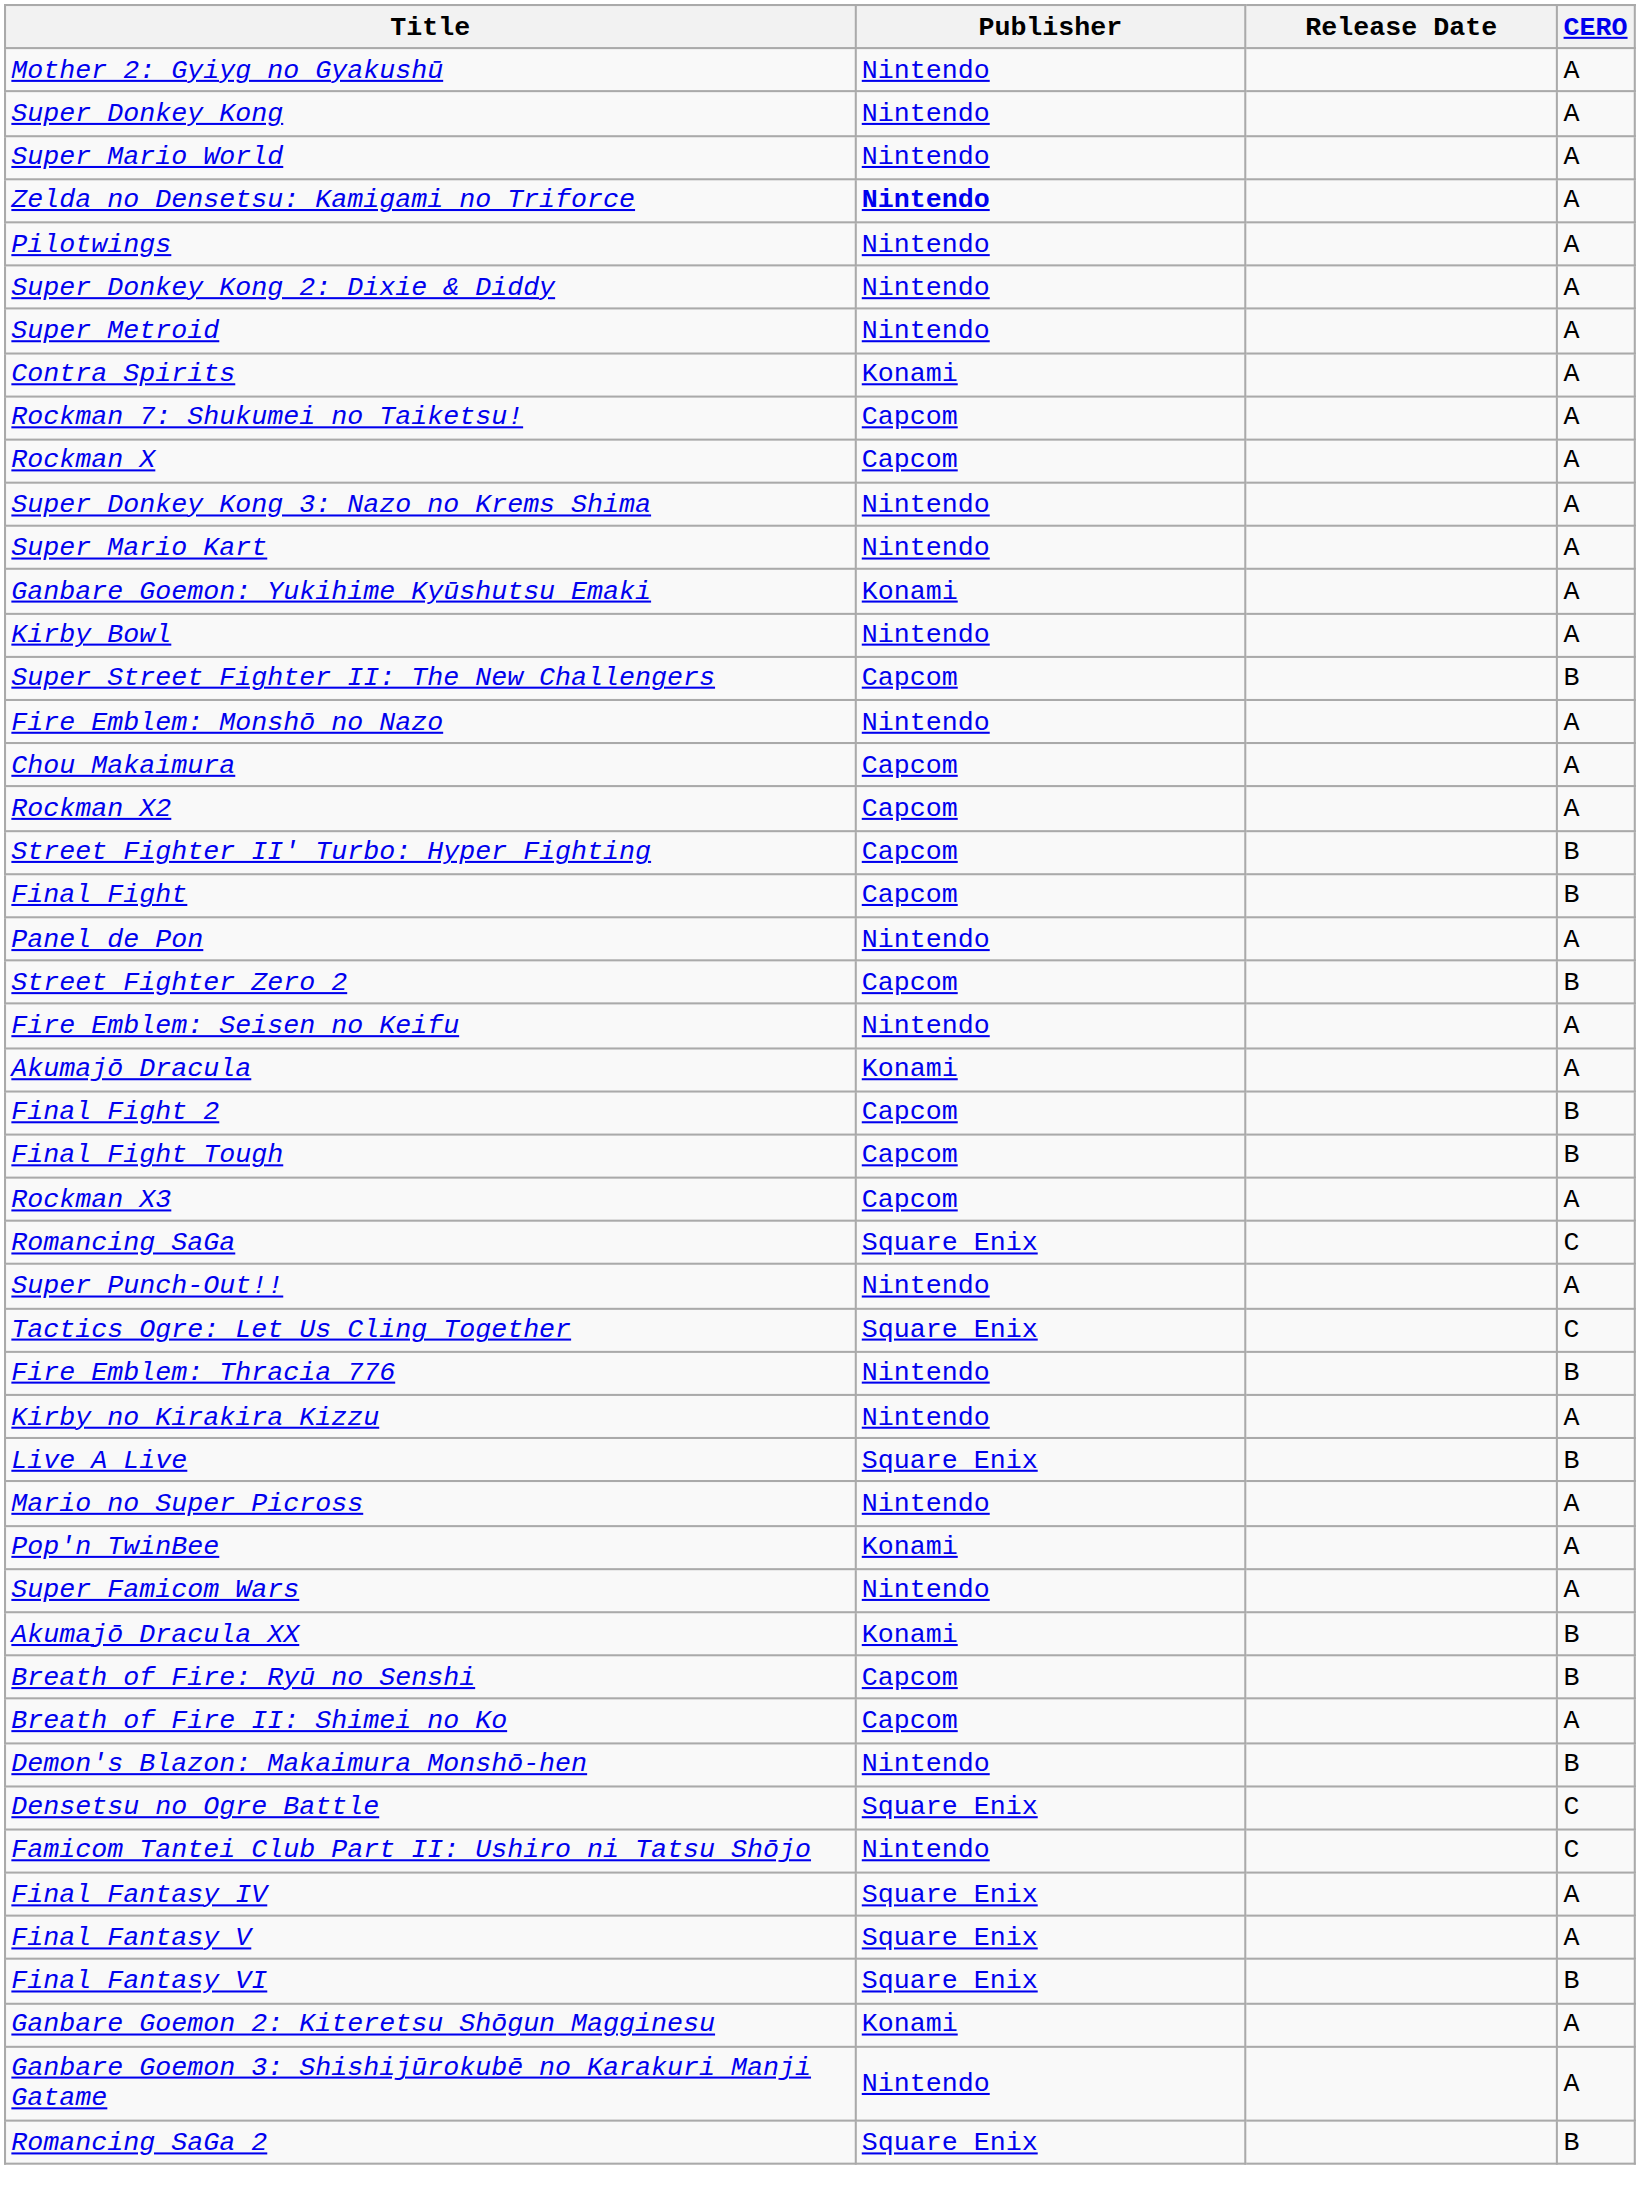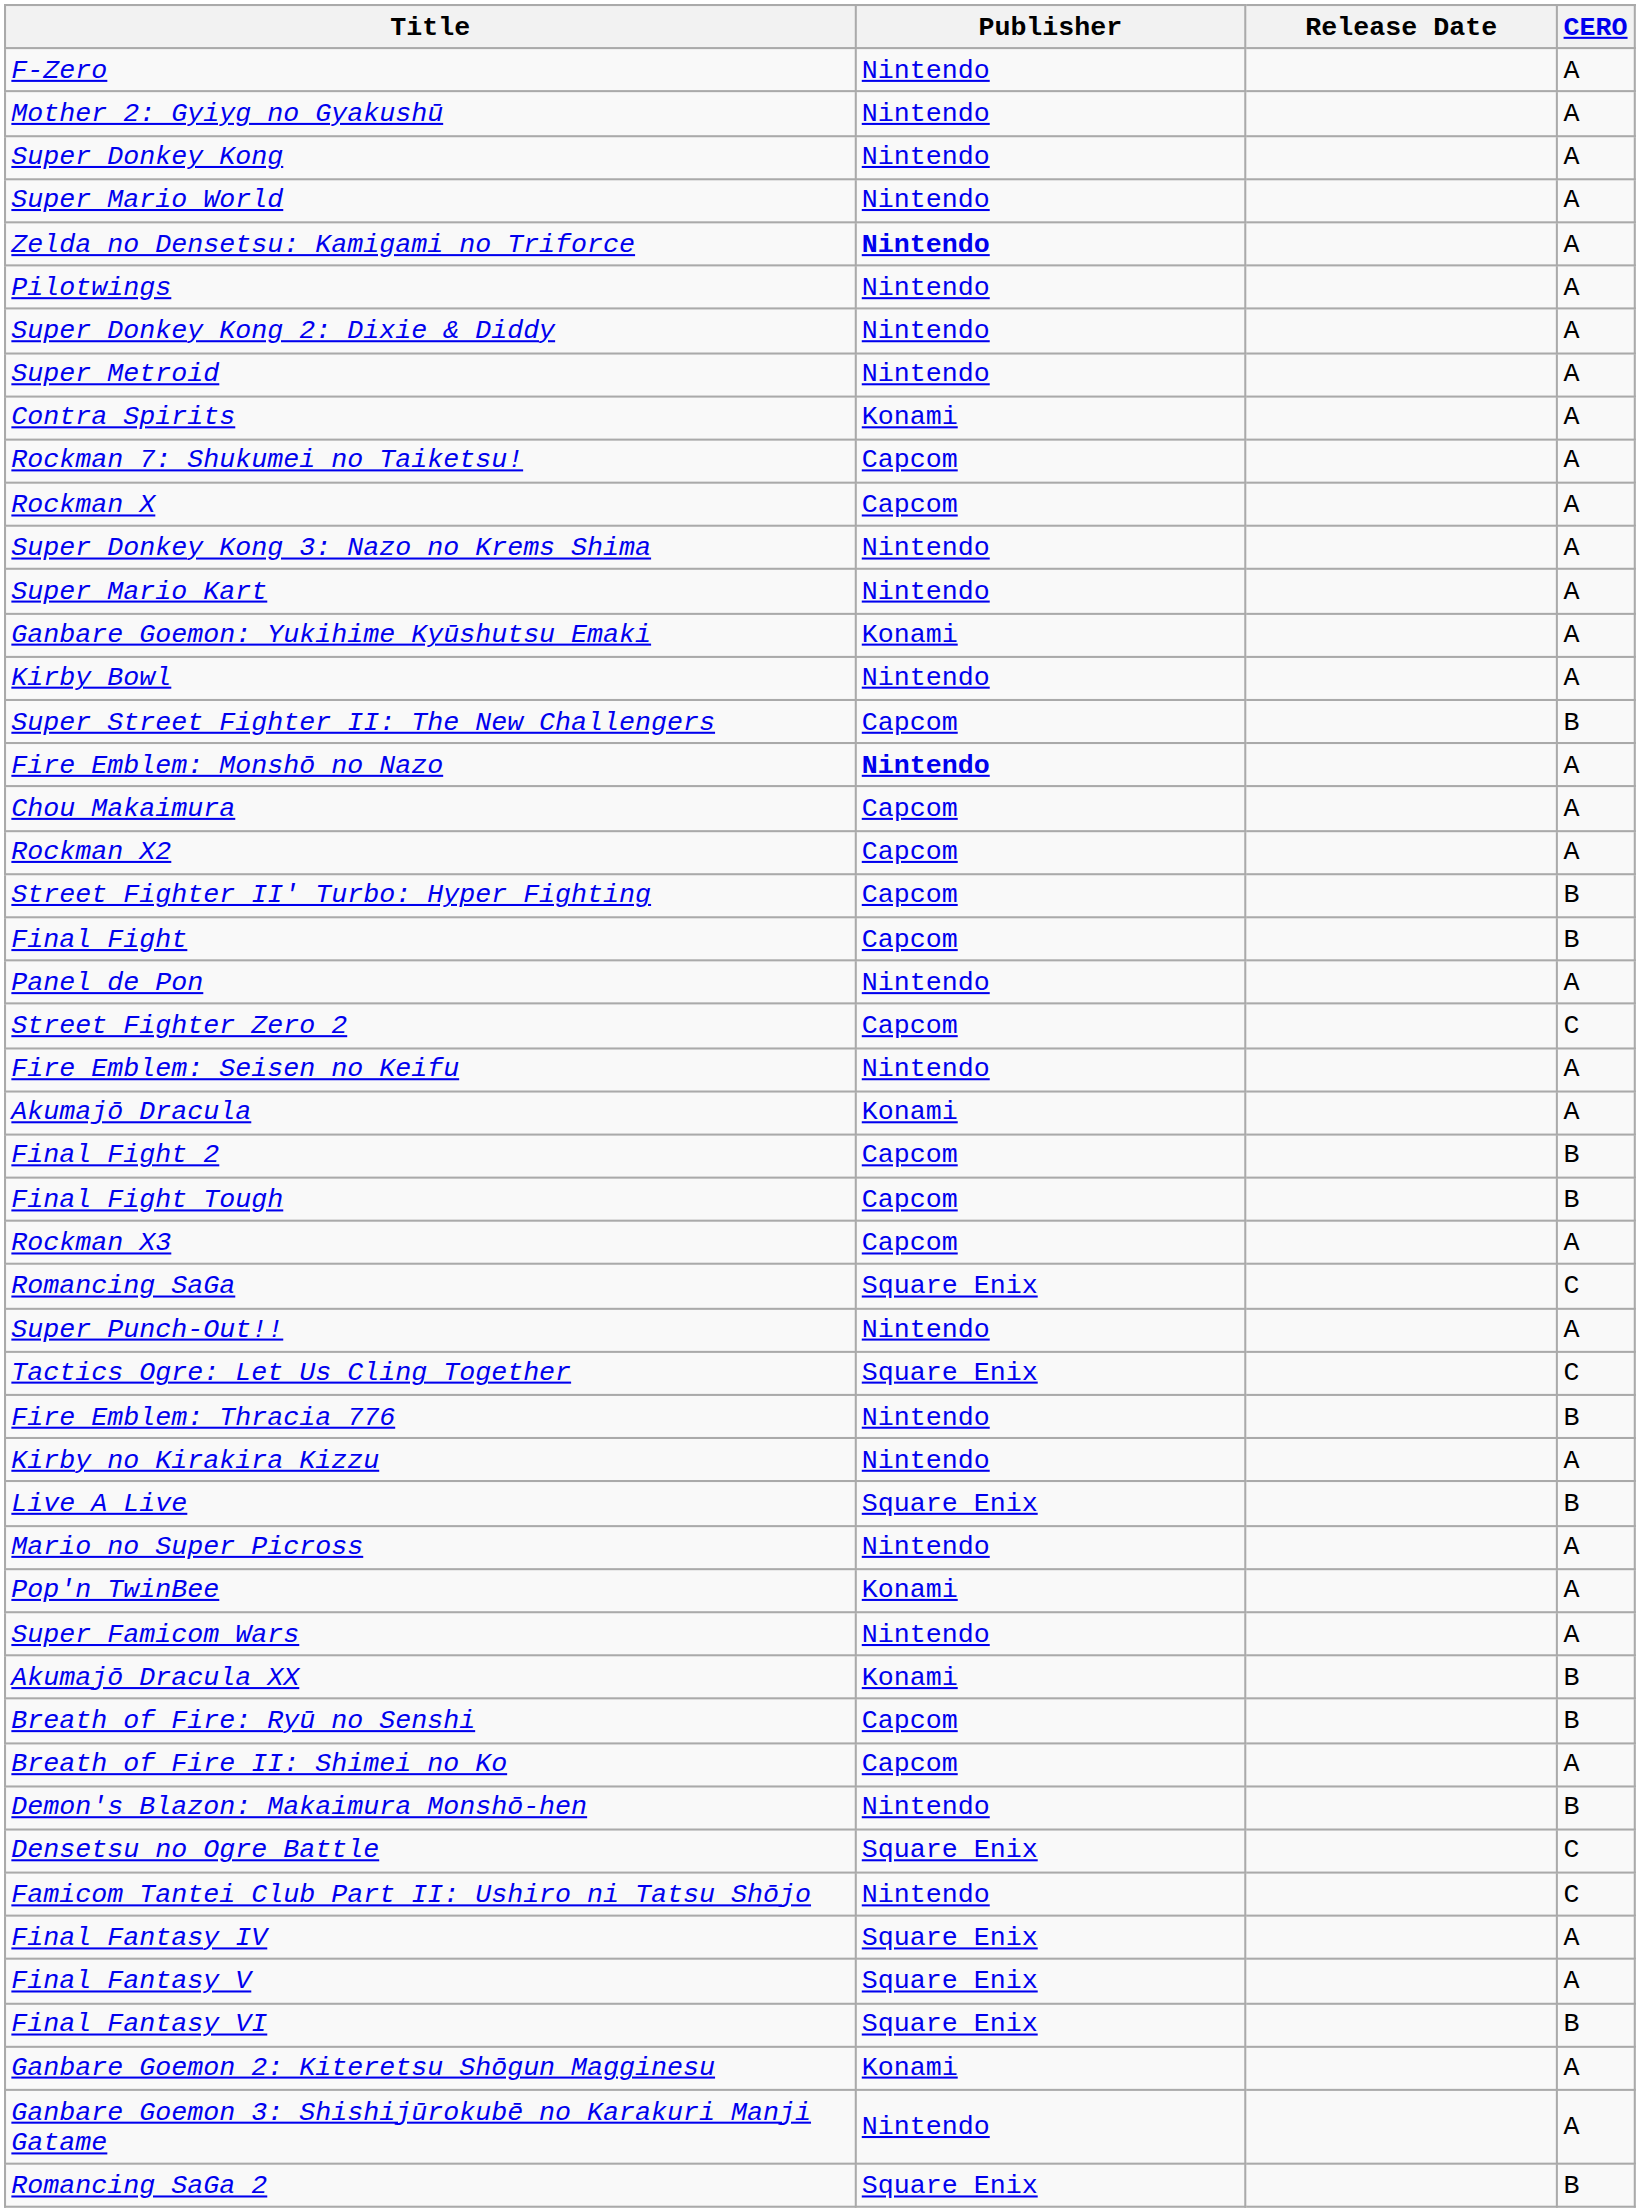+ row: (59, 70)
(926, 722) normal -> (926, 765) bold
(1572, 982) B -> (1572, 1026) C
